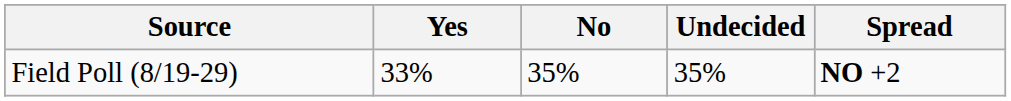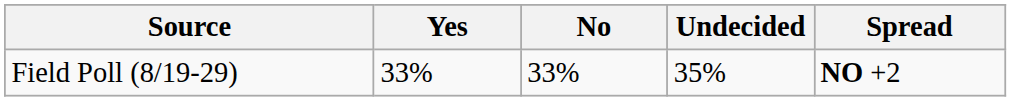(553, 72) 35% -> (553, 72) 33%
